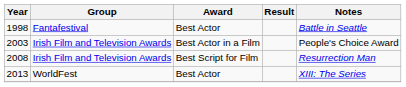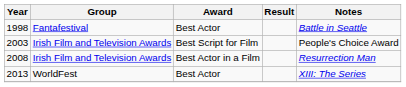(218, 43) Best Actor in a Film -> (217, 43) Best Script for Film
(217, 58) Best Script for Film -> (218, 58) Best Actor in a Film
